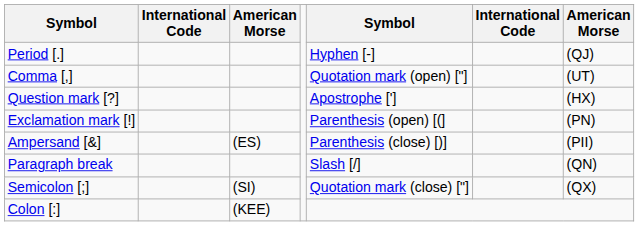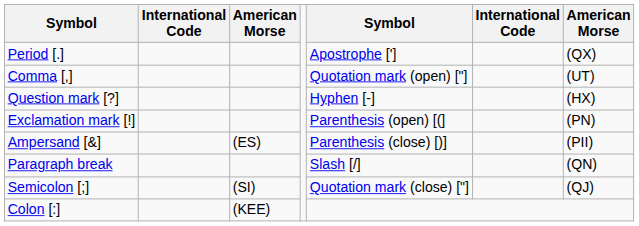(342, 53) Hyphen [-] -> (353, 53) Apostrophe [']
(580, 53) (QJ) -> (581, 53) (QX)
(353, 98) Apostrophe ['] -> (342, 98) Hyphen [-]
(581, 187) (QX) -> (580, 187) (QJ)
